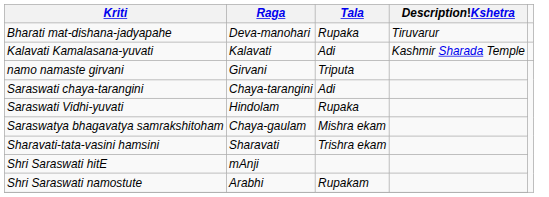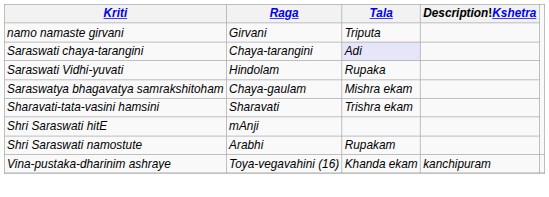- row: (89, 32)
- row: (80, 51)
(327, 88) no background -> (353, 51) lavender background
+ row: (89, 164)
